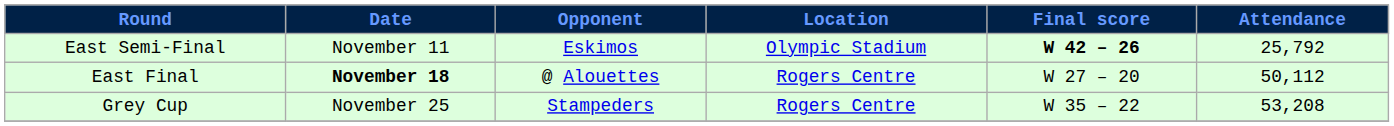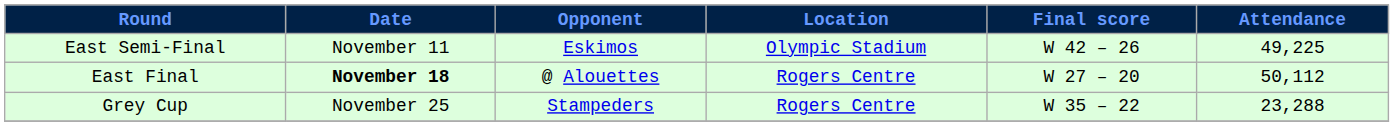(1092, 48) bold -> (1092, 48) normal
(1293, 48) 25,792 -> (1293, 48) 49,225
(1293, 106) 53,208 -> (1293, 106) 23,288
